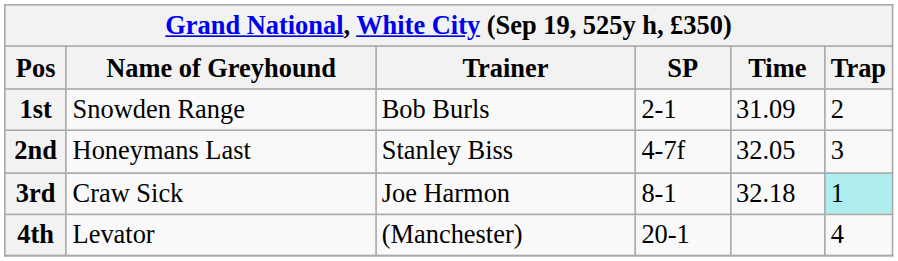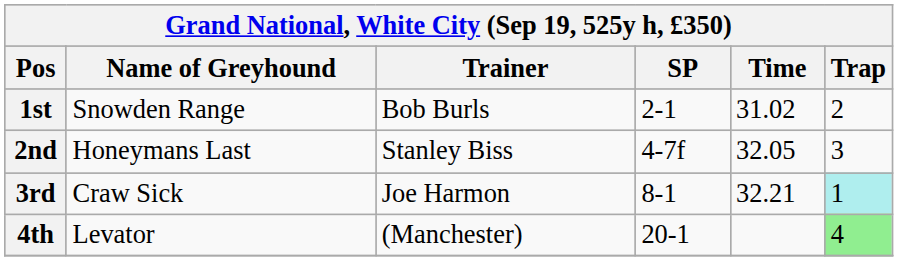(766, 109) 31.09 -> (766, 109) 31.02
(766, 192) 32.18 -> (766, 192) 32.21
(837, 234) no background -> (837, 234) lightgreen background
